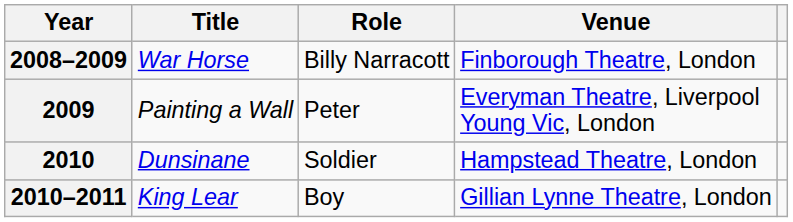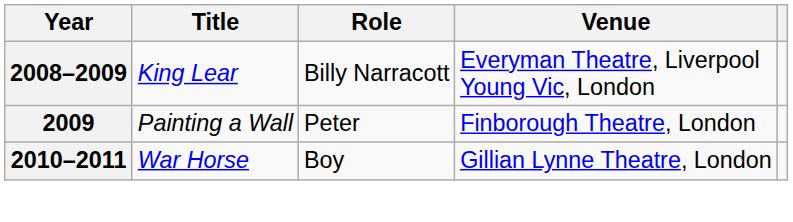(193, 60) War Horse -> (188, 73) King Lear
(608, 60) Finborough Theatre, London -> (610, 73) Everyman Theatre, Liverpool Young Vic, London
(610, 110) Everyman Theatre, Liverpool Young Vic, London -> (608, 123) Finborough Theatre, London
- row: (69, 160)
(188, 197) King Lear -> (193, 160) War Horse
